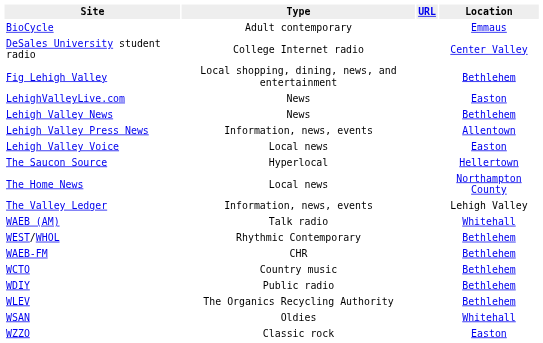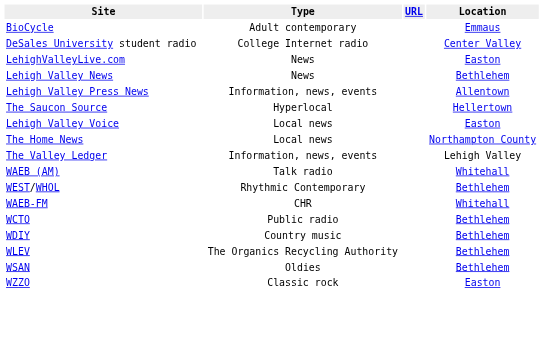- row: (57, 77)
rows swapped: (63, 146) <-> (57, 162)
(489, 253) Bethlehem -> (483, 203) Whitehall
(299, 269) Country music -> (303, 219) Public radio
(299, 285) Public radio -> (303, 235) Country music
(489, 317) Whitehall -> (483, 267) Bethlehem
